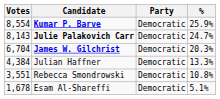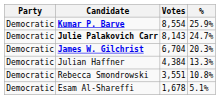columns swapped: (162, 11) <-> (18, 11)
